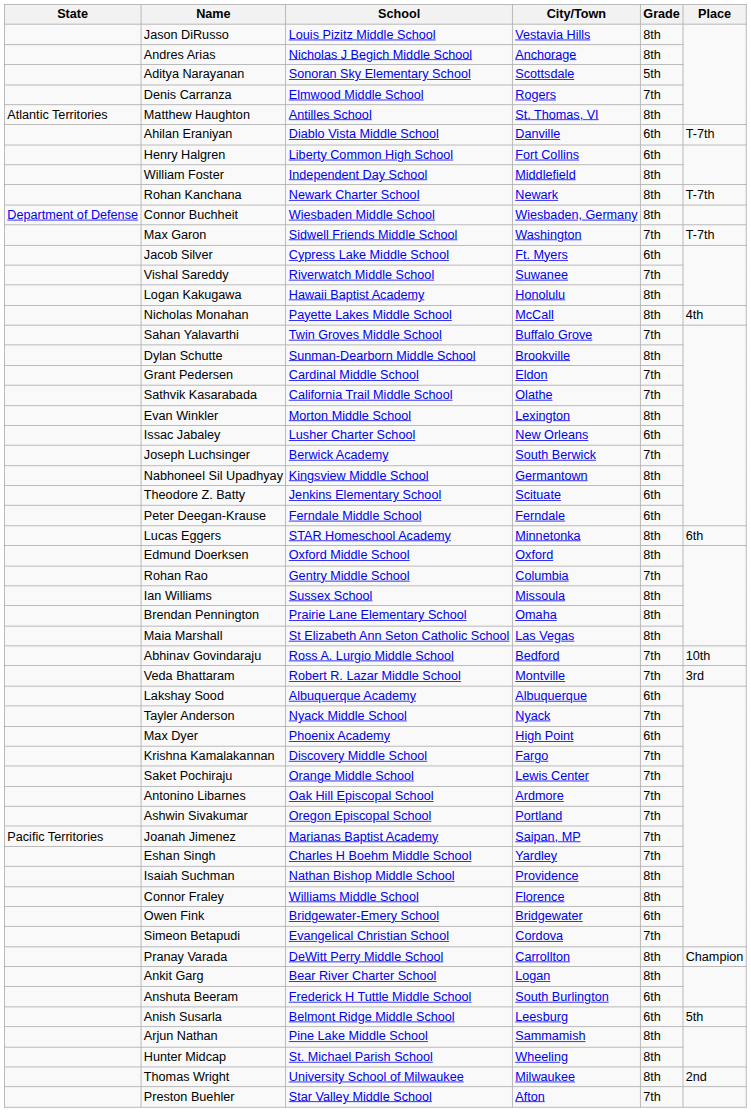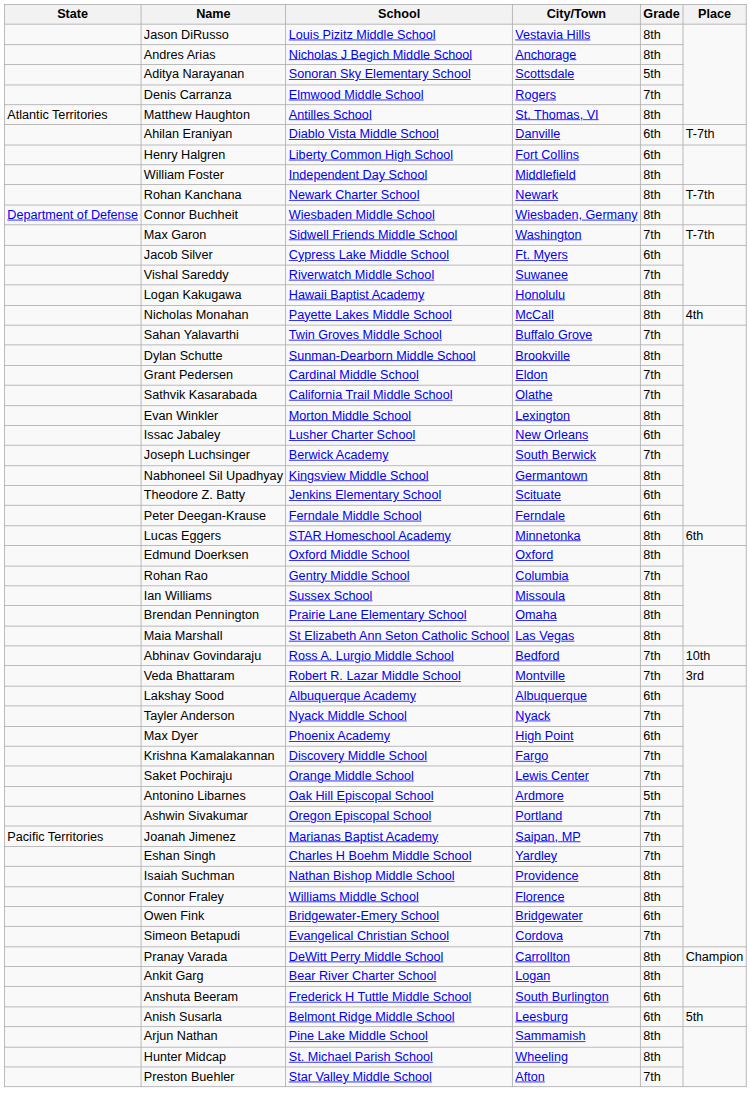(652, 796) 7th -> (652, 796) 5th
- row: (187, 1076)
